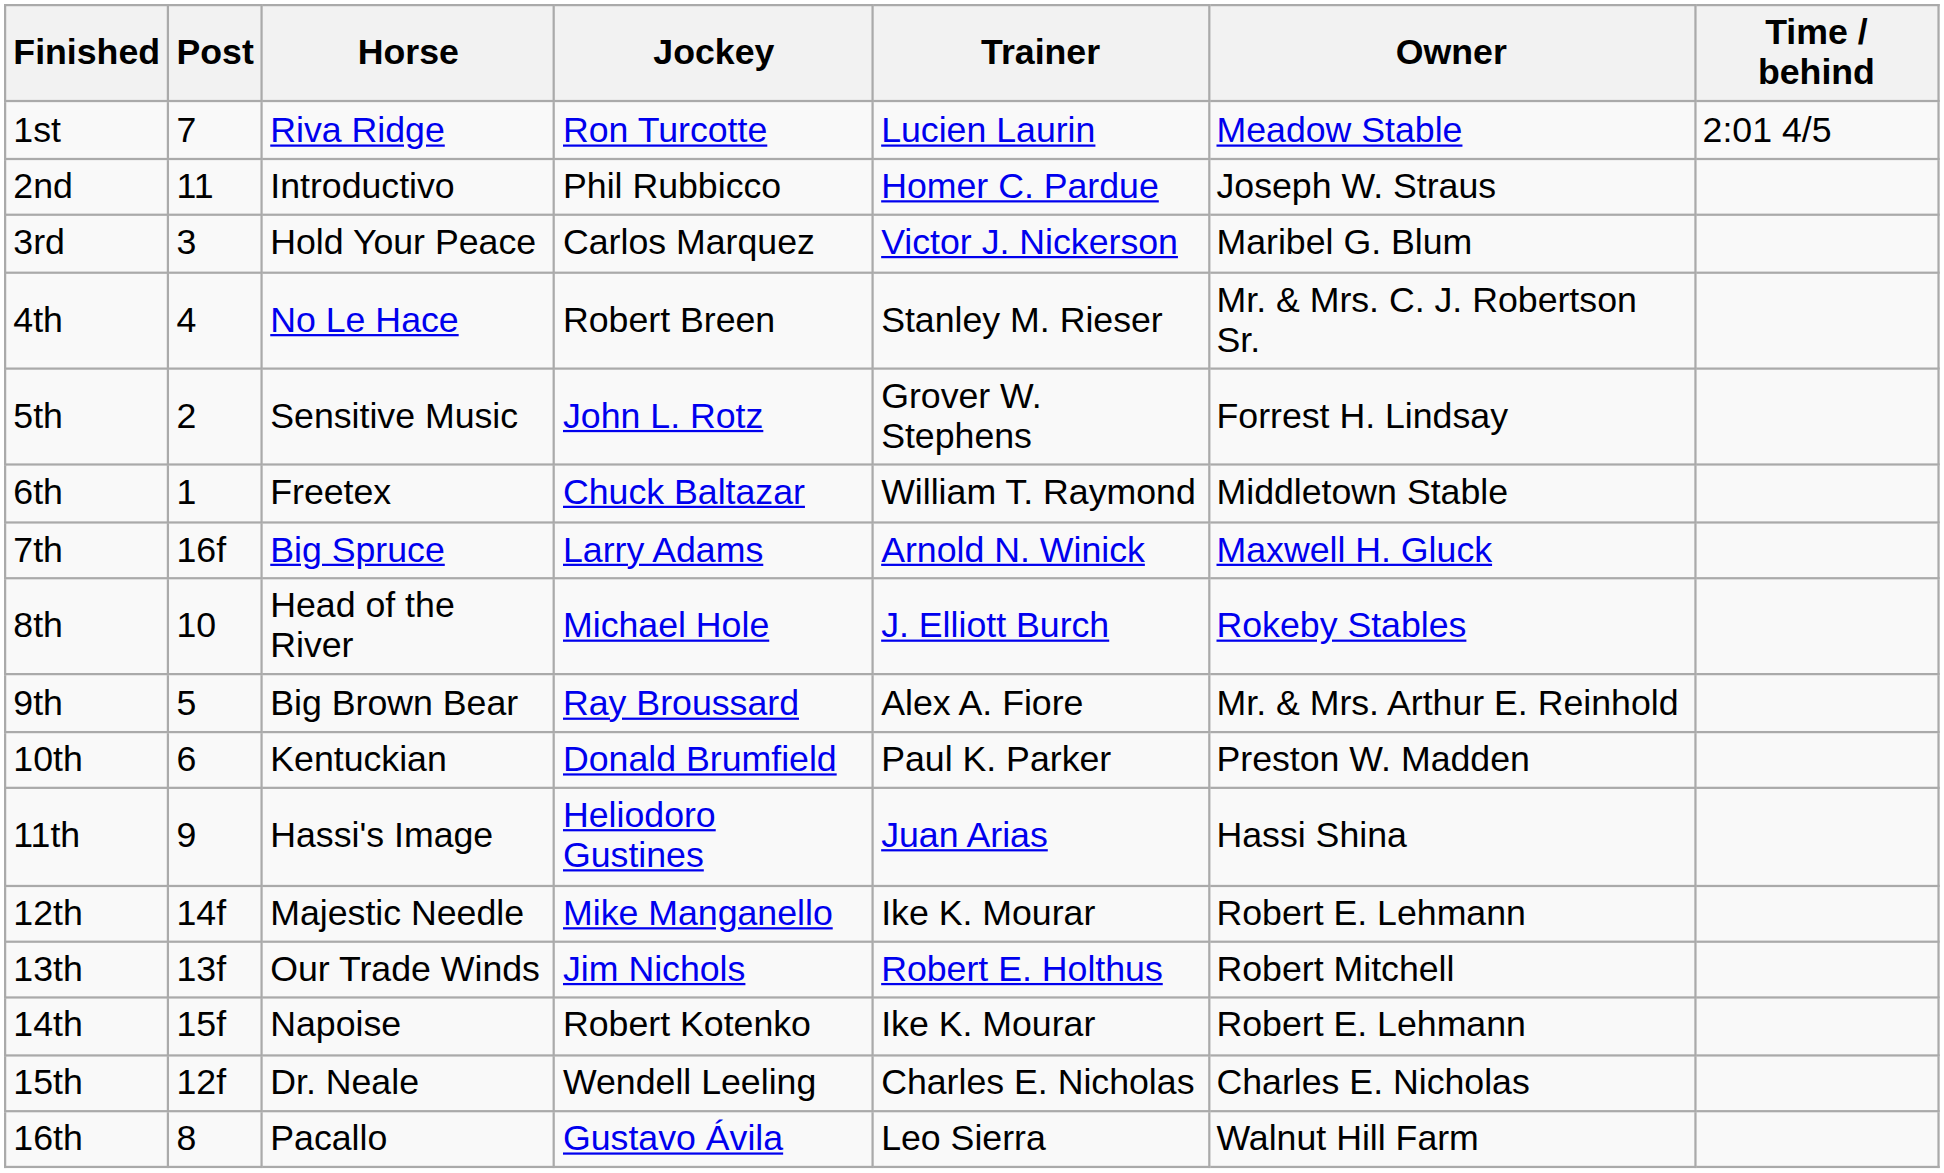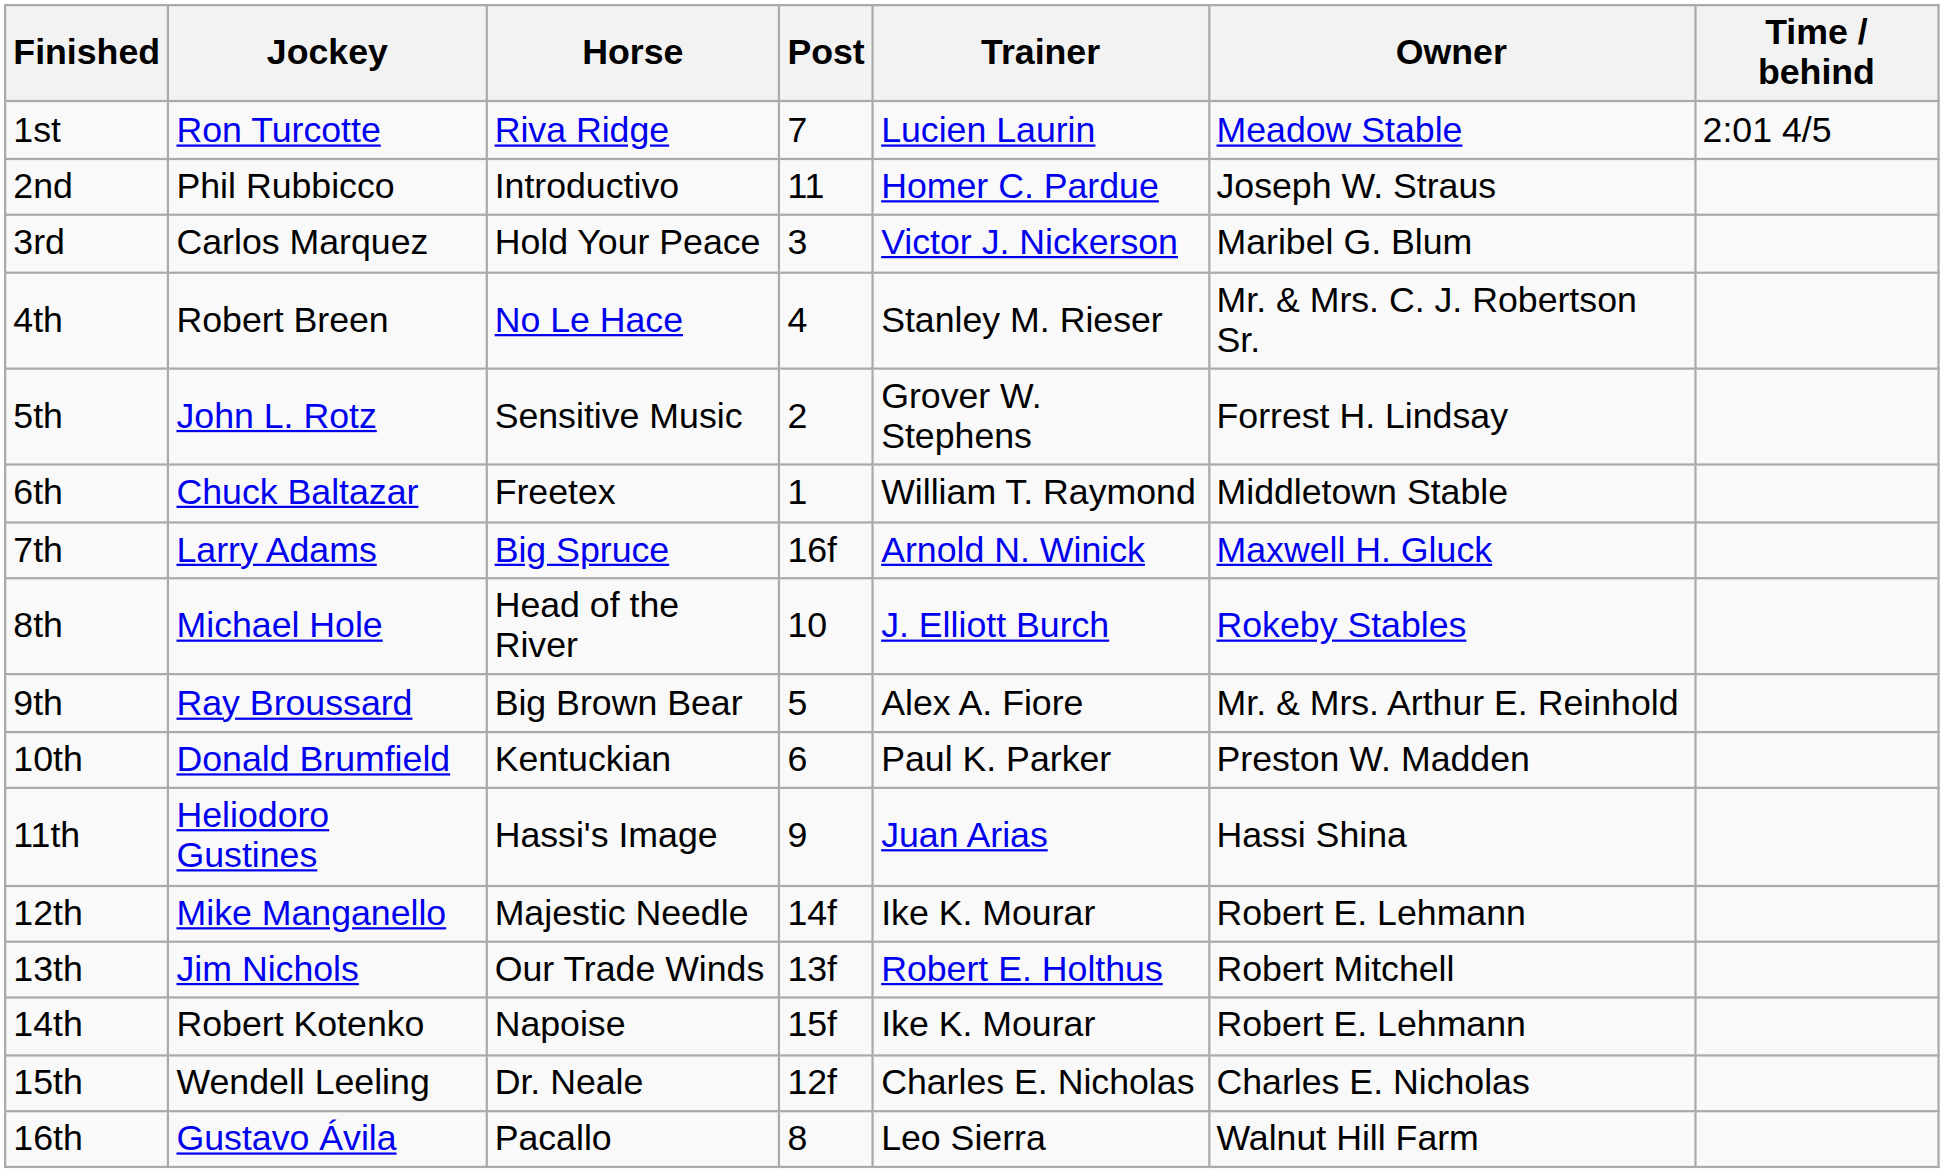columns swapped: (215, 52) <-> (714, 52)
